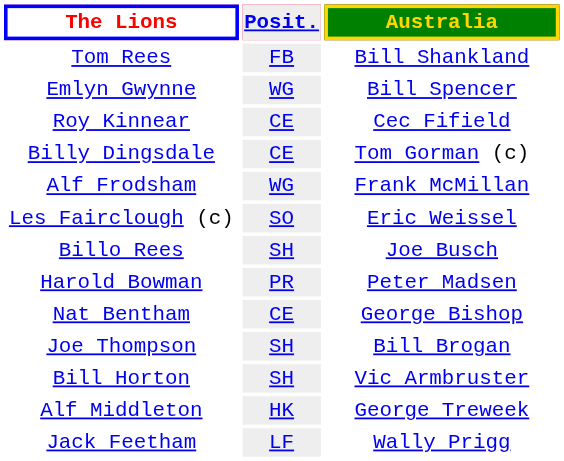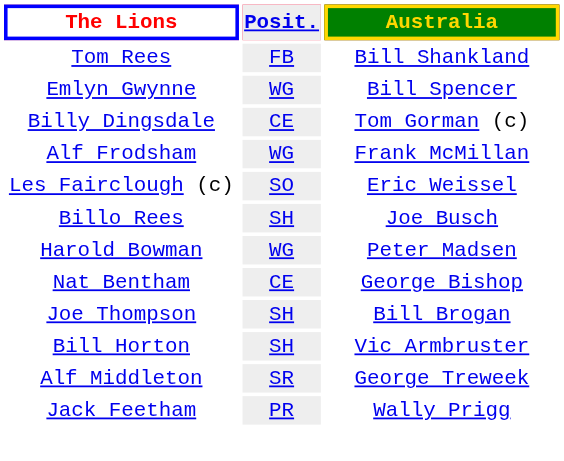- row: (121, 122)
(282, 282) PR -> (282, 250) WG
(282, 410) HK -> (282, 378) SR
(282, 442) LF -> (282, 410) PR
